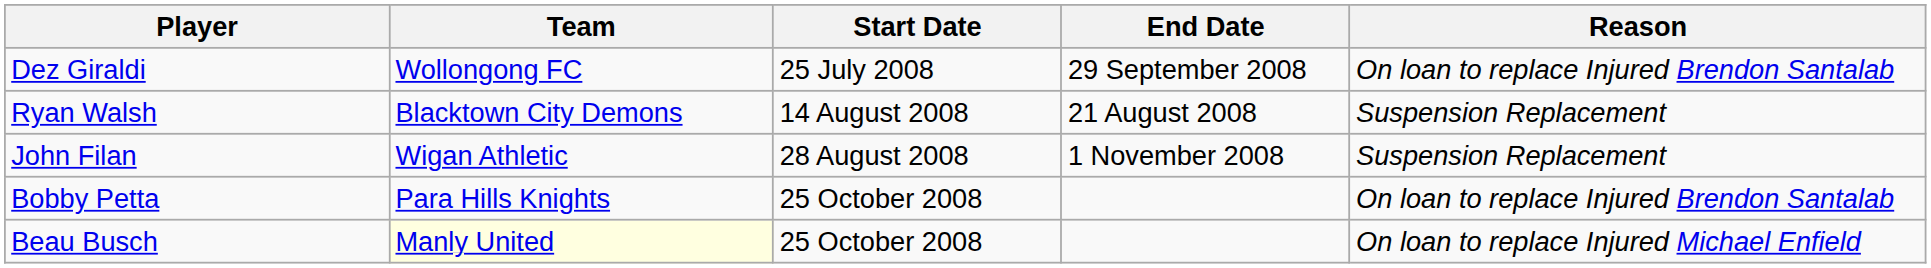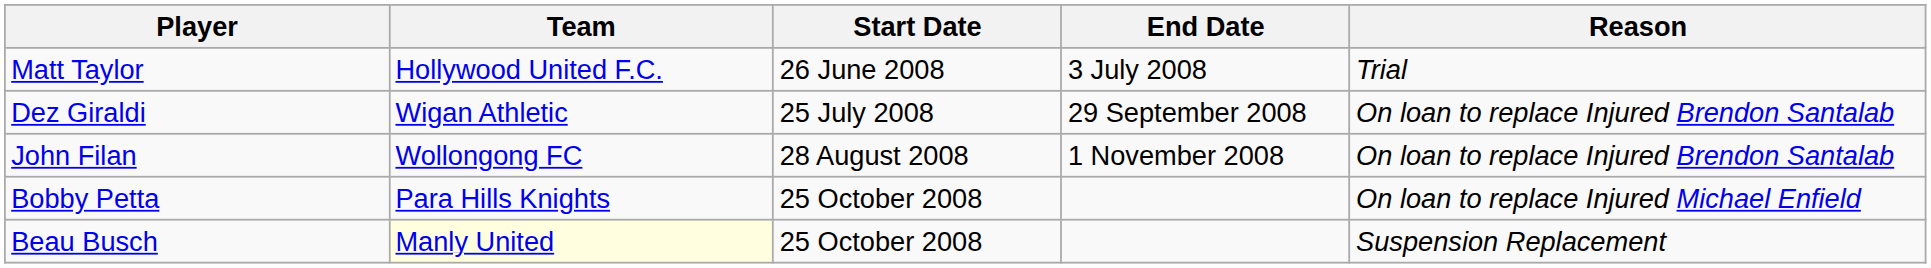+ row: (77, 70)
(489, 70) Wollongong FC -> (482, 113) Wigan Athletic
- row: (84, 113)
(482, 156) Wigan Athletic -> (489, 156) Wollongong FC
(1511, 156) Suspension Replacement -> (1625, 156) On loan to replace Injured Brendon Santalab
(1625, 199) On loan to replace Injured Brendon Santalab -> (1609, 199) On loan to replace Injured Michael Enfield
(1609, 242) On loan to replace Injured Michael Enfield -> (1511, 242) Suspension Replacement
